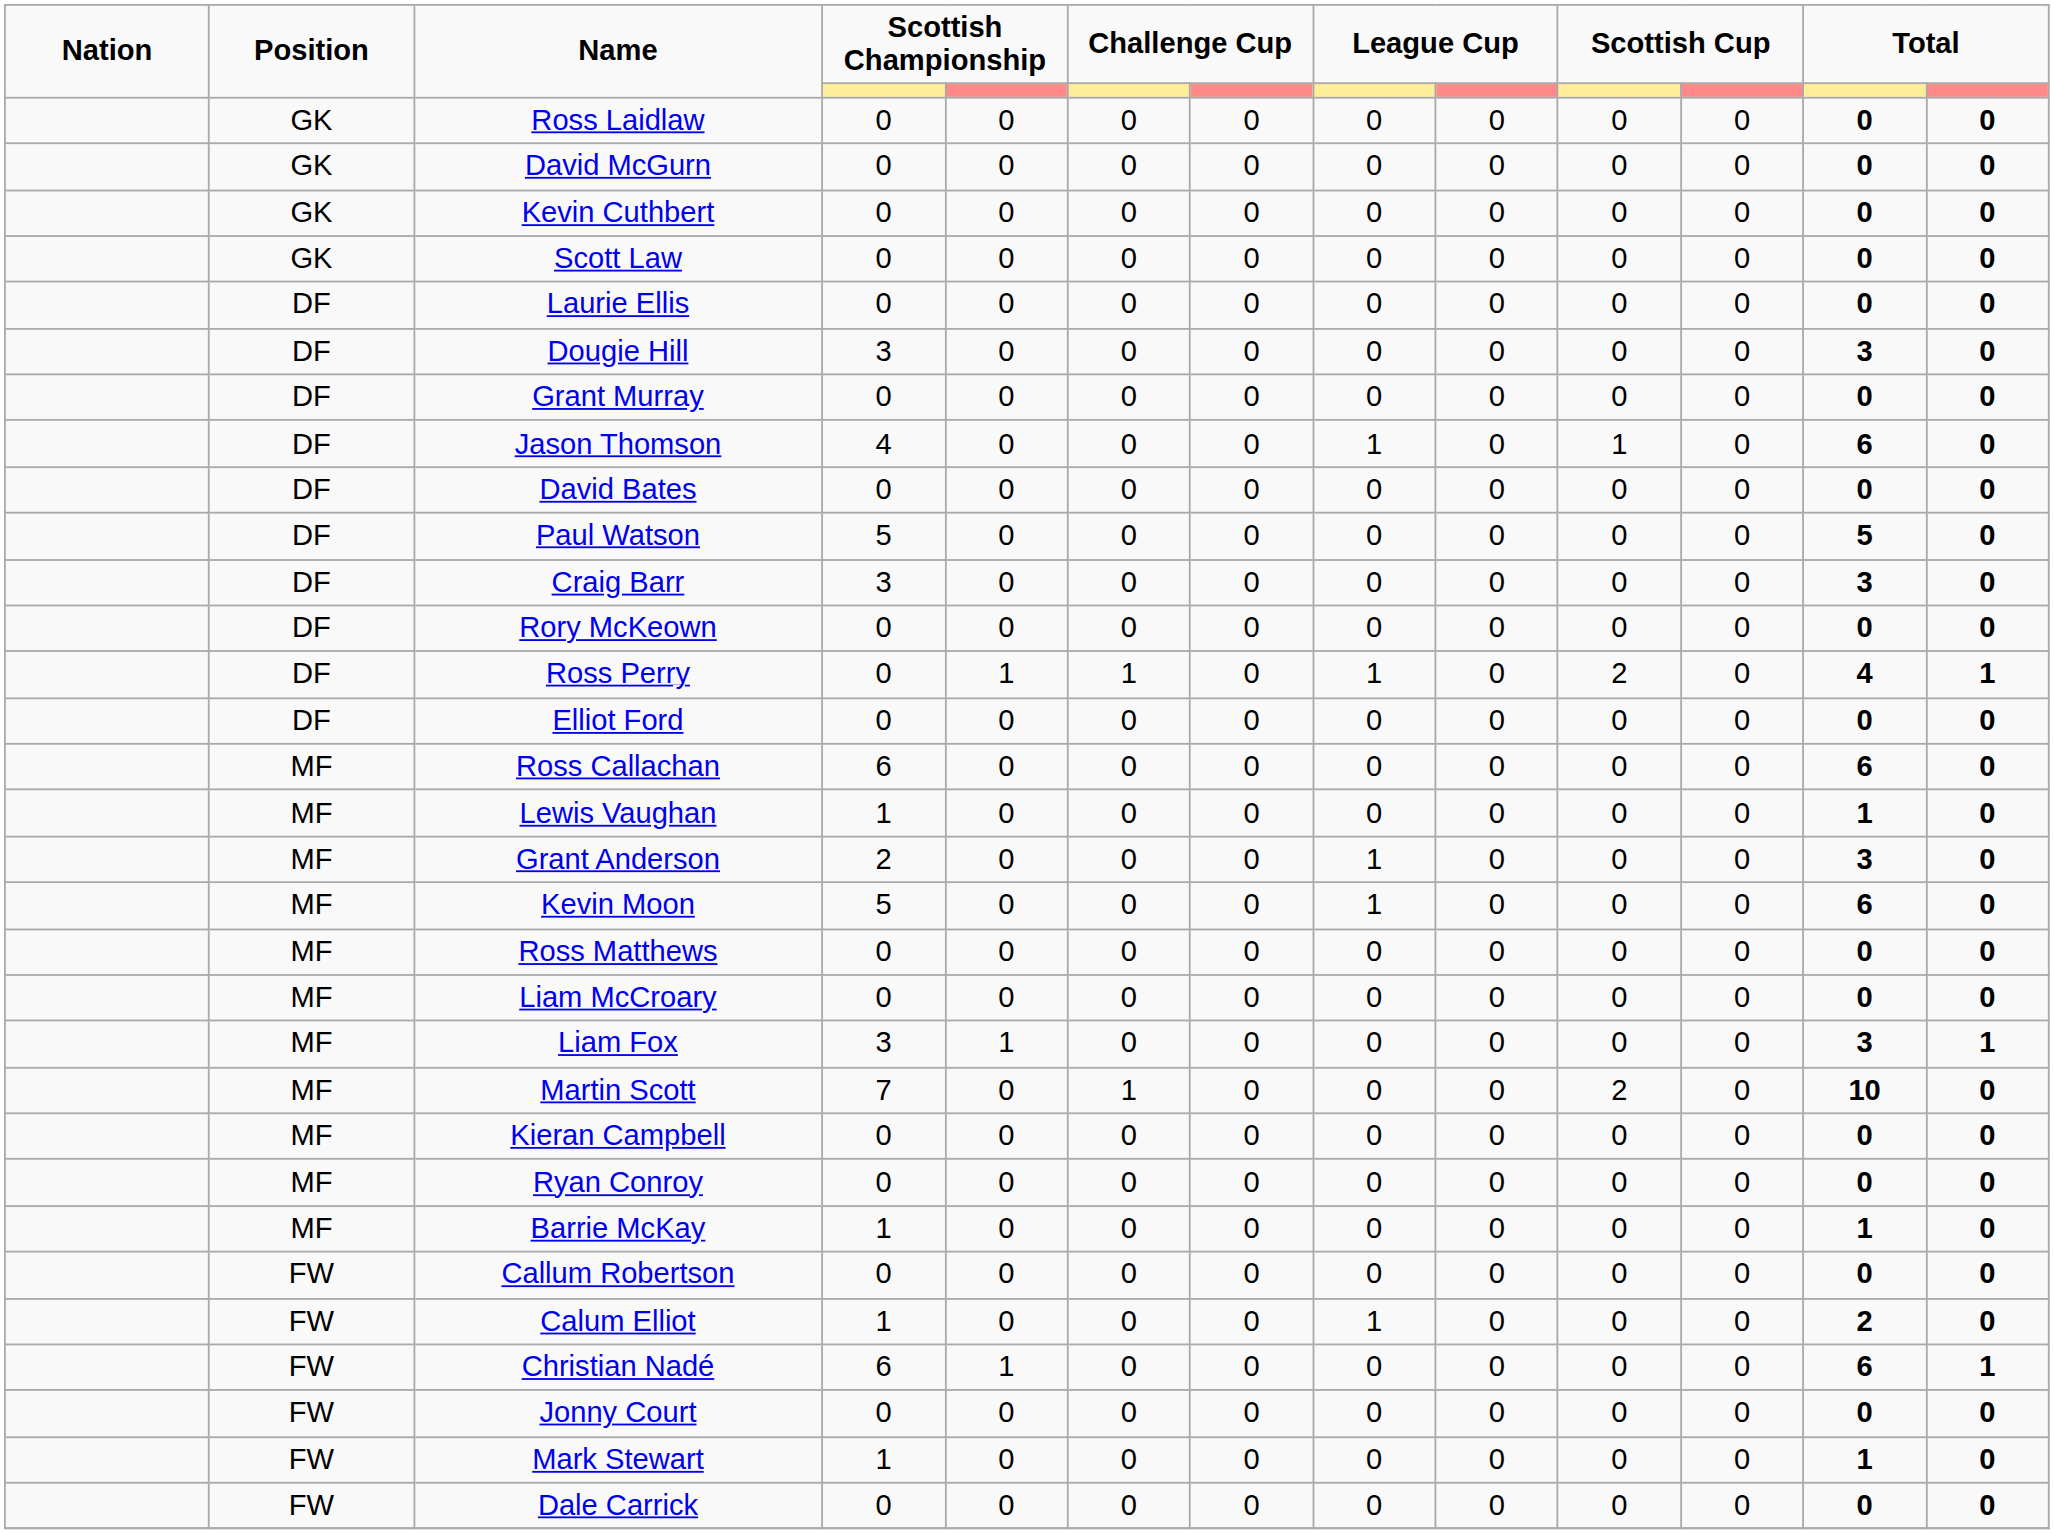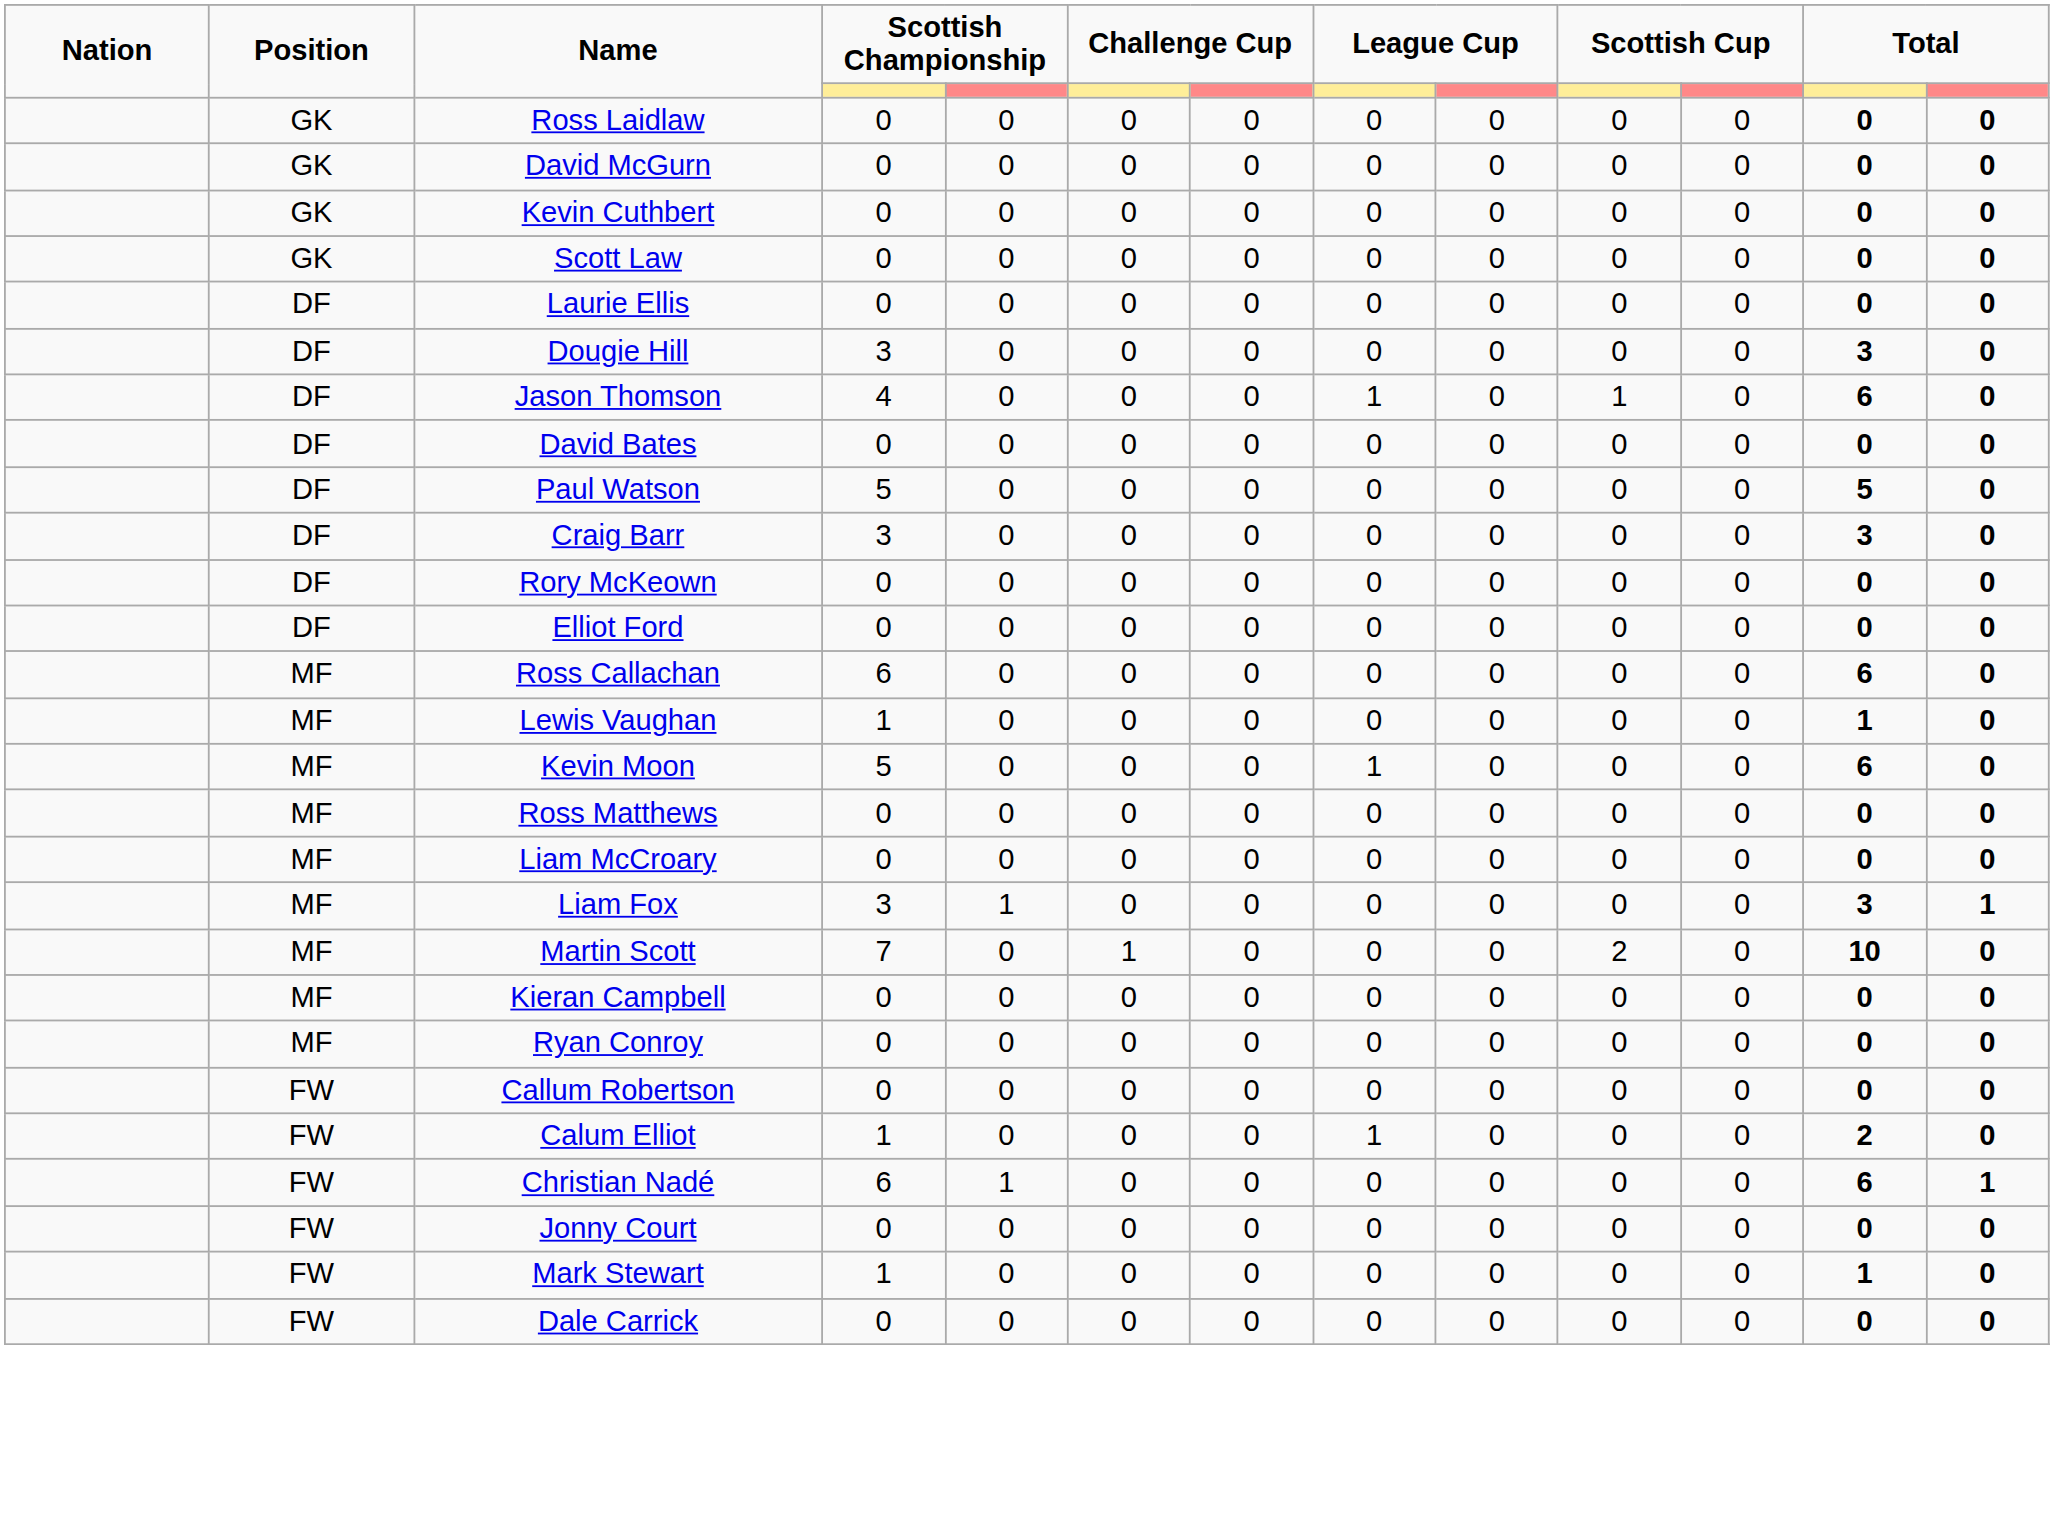- row: (618, 397)
- row: (618, 674)
- row: (618, 858)
- row: (618, 1228)
